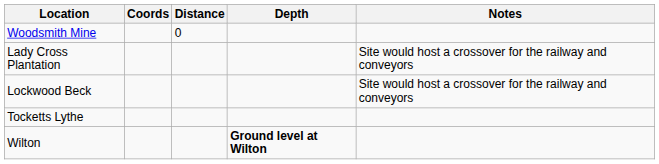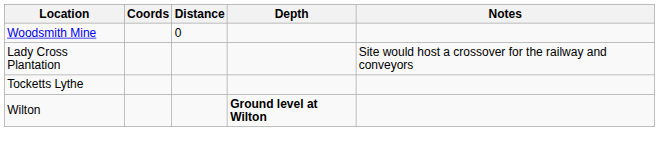- row: (49, 91)
